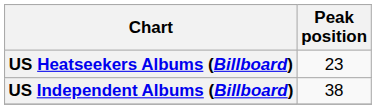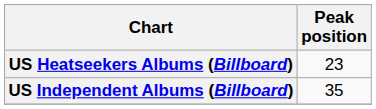(334, 90) 38 -> (334, 90) 35
